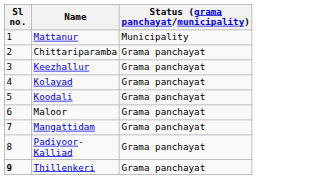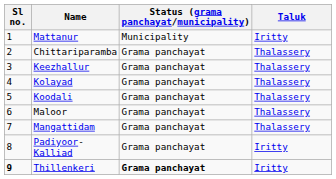+ column: (292, 17)
(163, 168) normal -> (163, 168) bold
